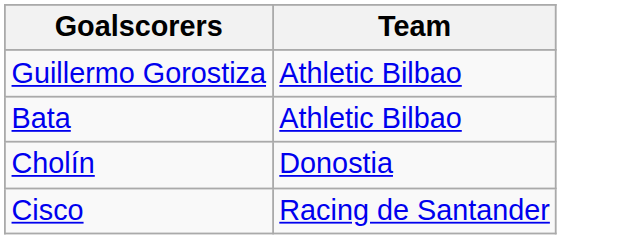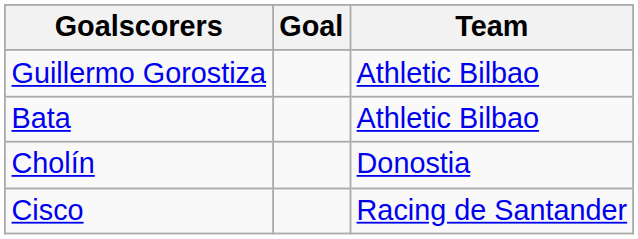+ column: (311, 27)
